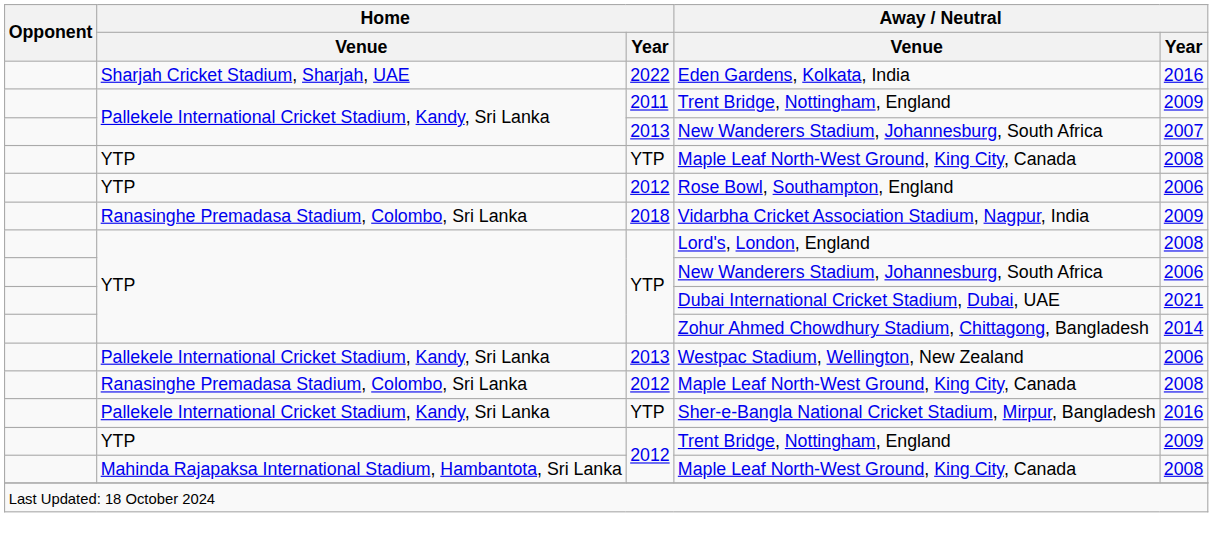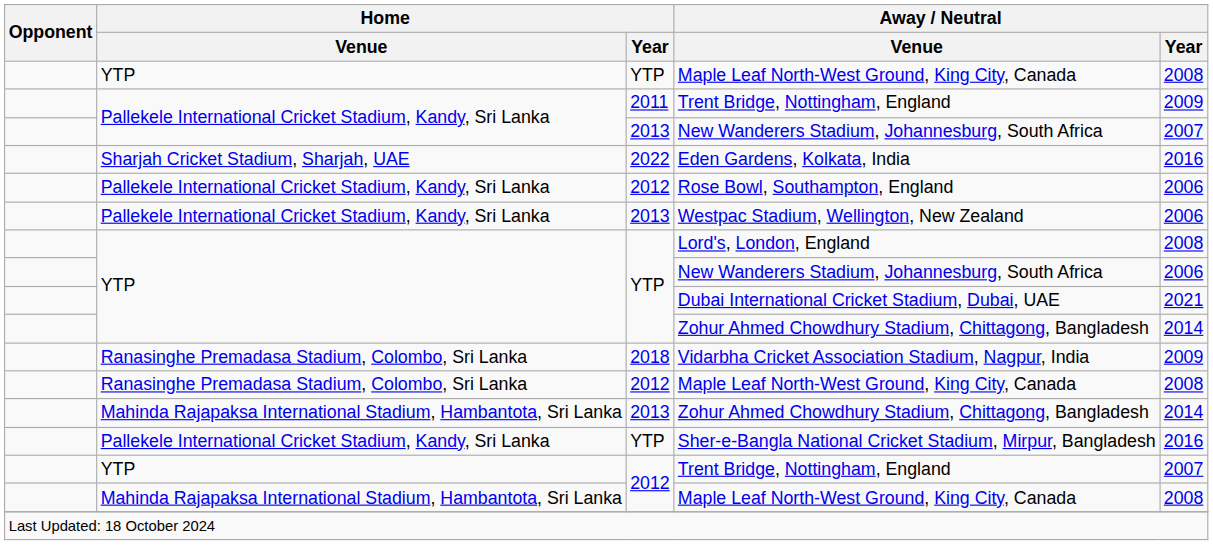rows swapped: (650, 74) <-> (647, 159)
(118, 187) YTP -> (325, 187) Pallekele International Cricket Stadium, Kandy, Sri Lanka
rows swapped: (650, 215) <-> (650, 356)
+ row: (650, 412)
(1184, 441) 2009 -> (1184, 469) 2007
